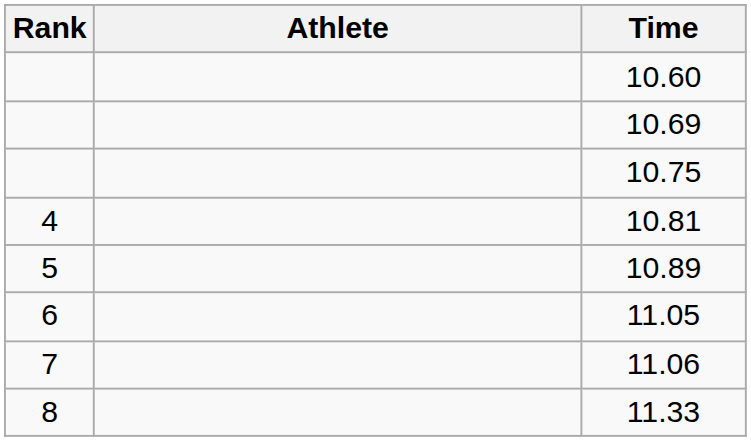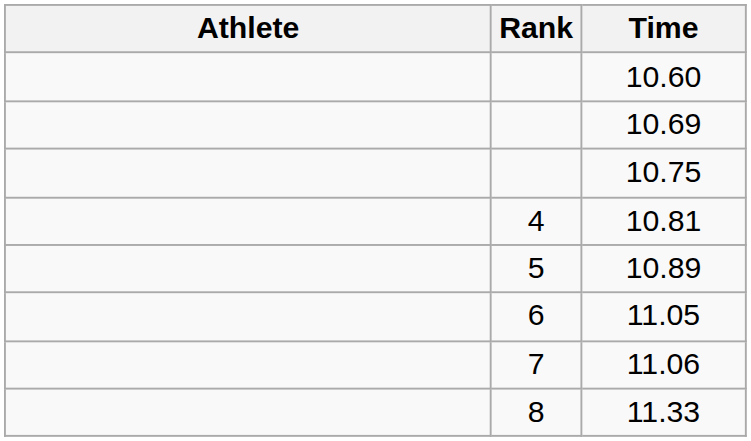columns swapped: (50, 28) <-> (338, 28)
